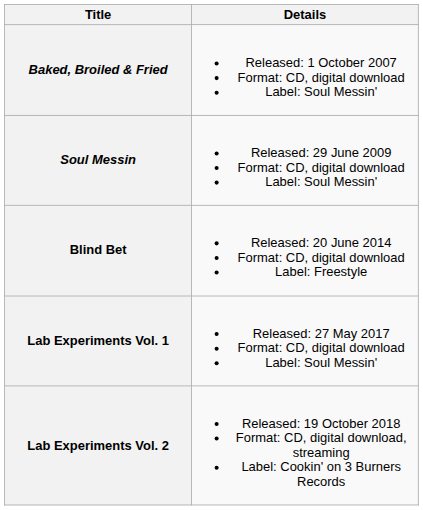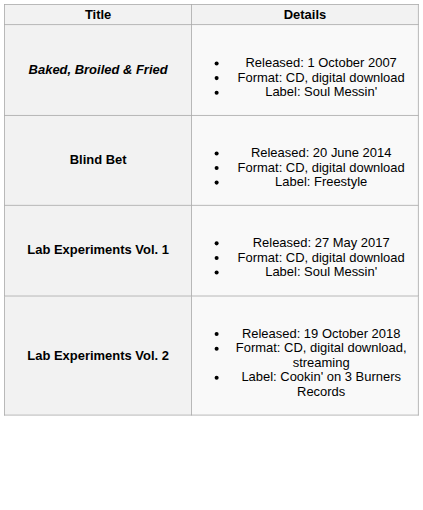- row: (98, 160)
